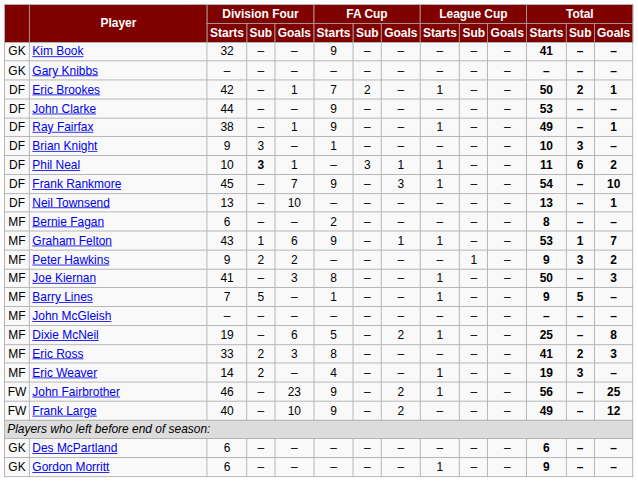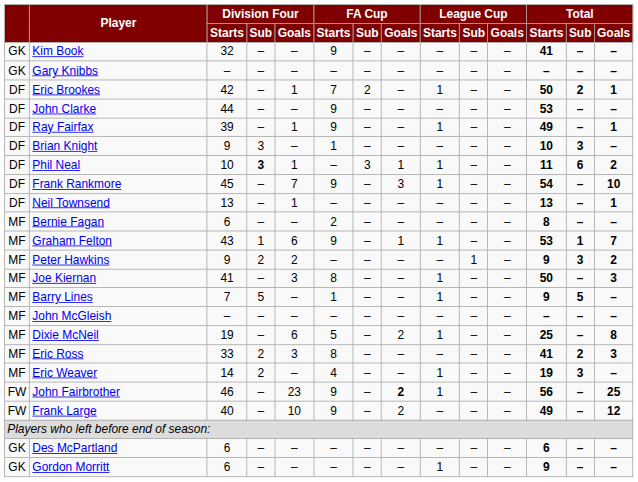(227, 128) 38 -> (227, 128) 39
(294, 203) 10 -> (294, 203) 1
(401, 392) normal -> (401, 392) bold
